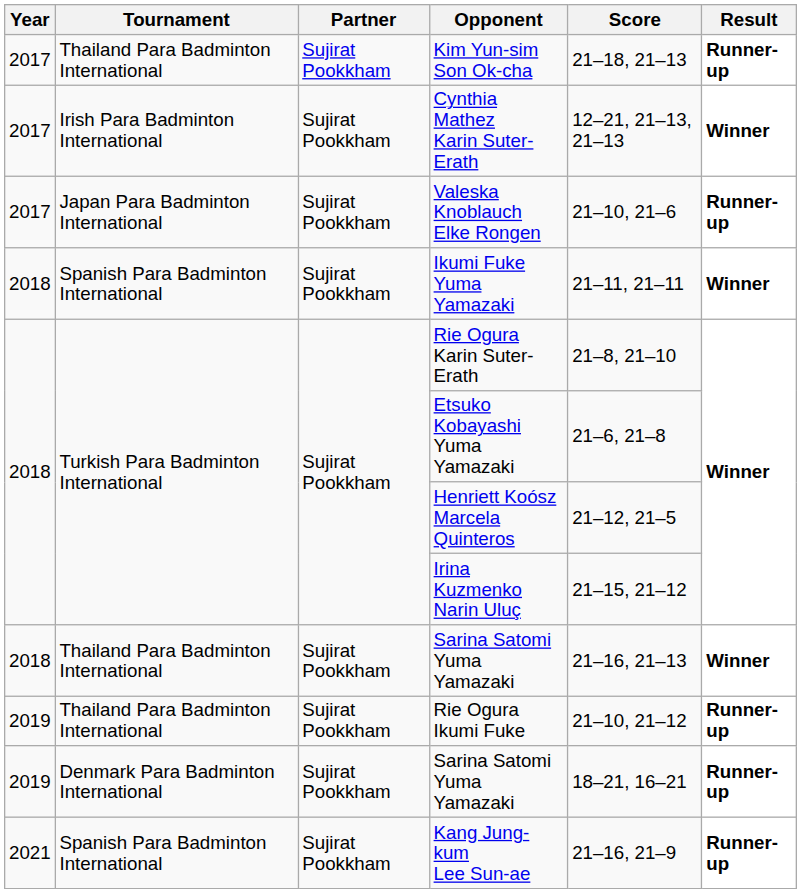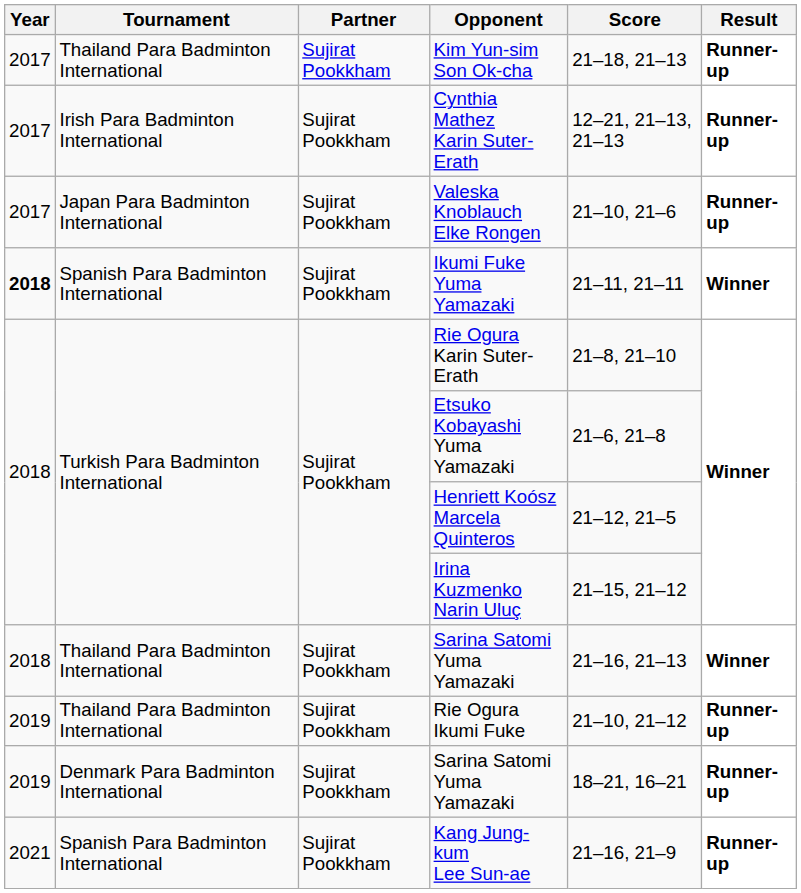(738, 131) Winner -> (742, 131) Runner-up
(30, 284) normal -> (30, 284) bold
